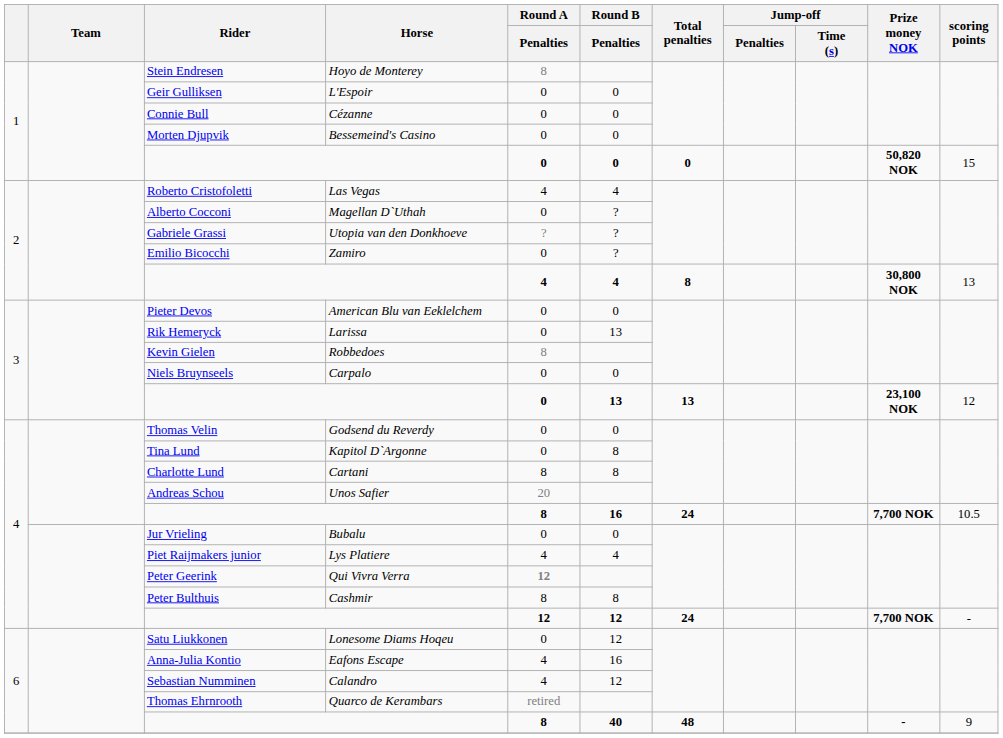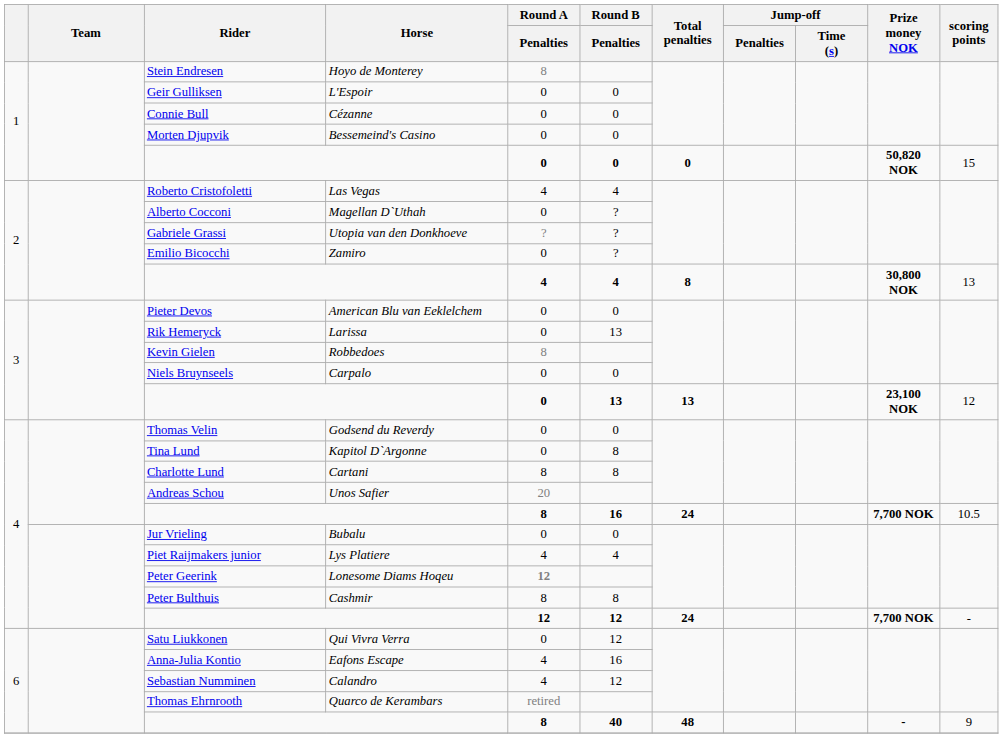(369, 576) Qui Vivra Verra -> (391, 576) Lonesome Diams Hoqeu
(391, 639) Lonesome Diams Hoqeu -> (369, 639) Qui Vivra Verra
